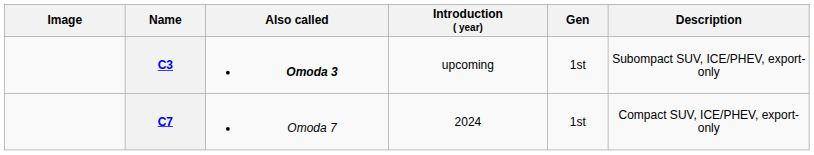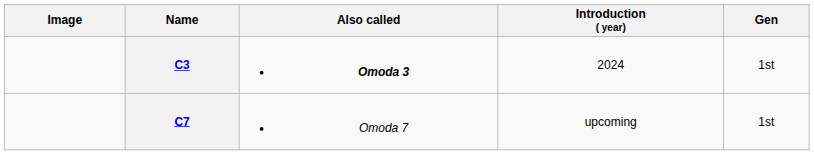- column: (709, 20)
(468, 65) upcoming -> (611, 65) 2024
(468, 121) 2024 -> (611, 121) upcoming
